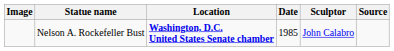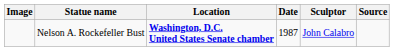(288, 33) 1985 -> (288, 33) 1987
